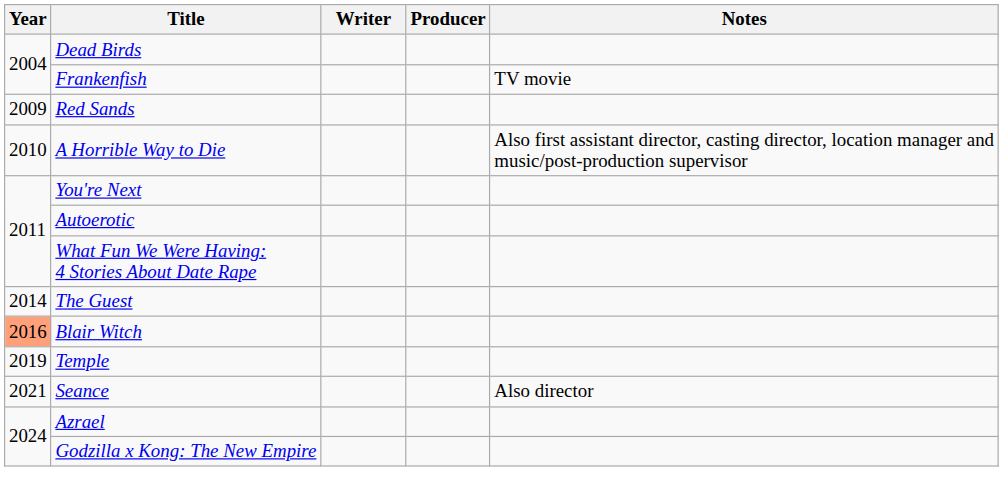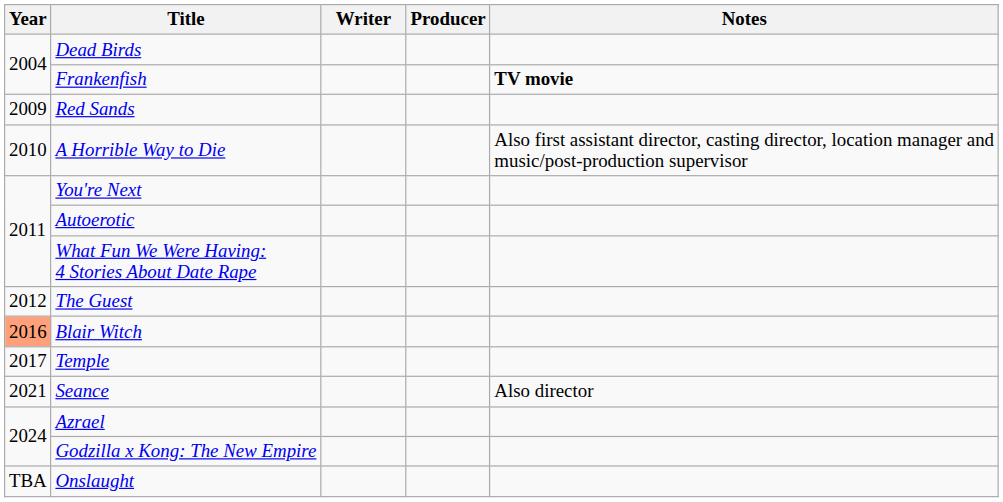(533, 79) normal -> (534, 79) bold
(28, 301) 2014 -> (28, 301) 2012
(28, 361) 2019 -> (28, 361) 2017
+ row: (95, 481)
